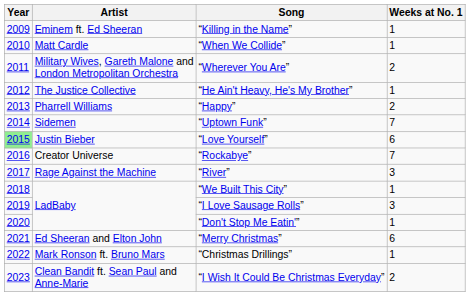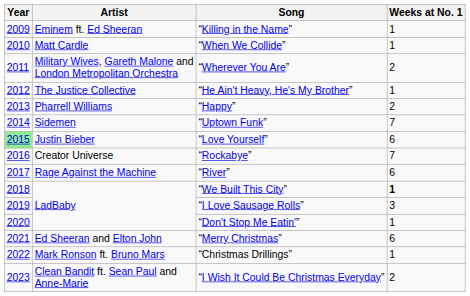(392, 172) 3 -> (392, 172) 6
(392, 189) normal -> (392, 189) bold
